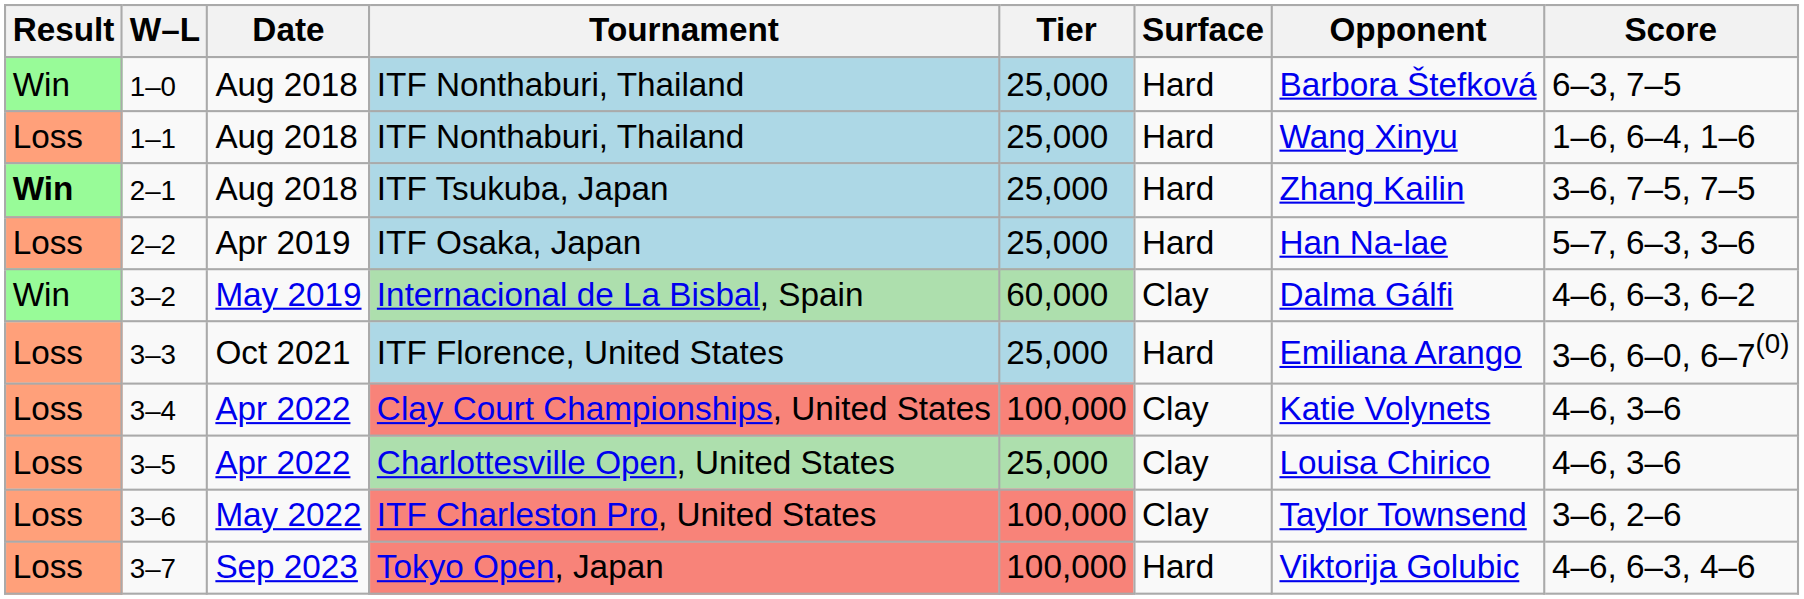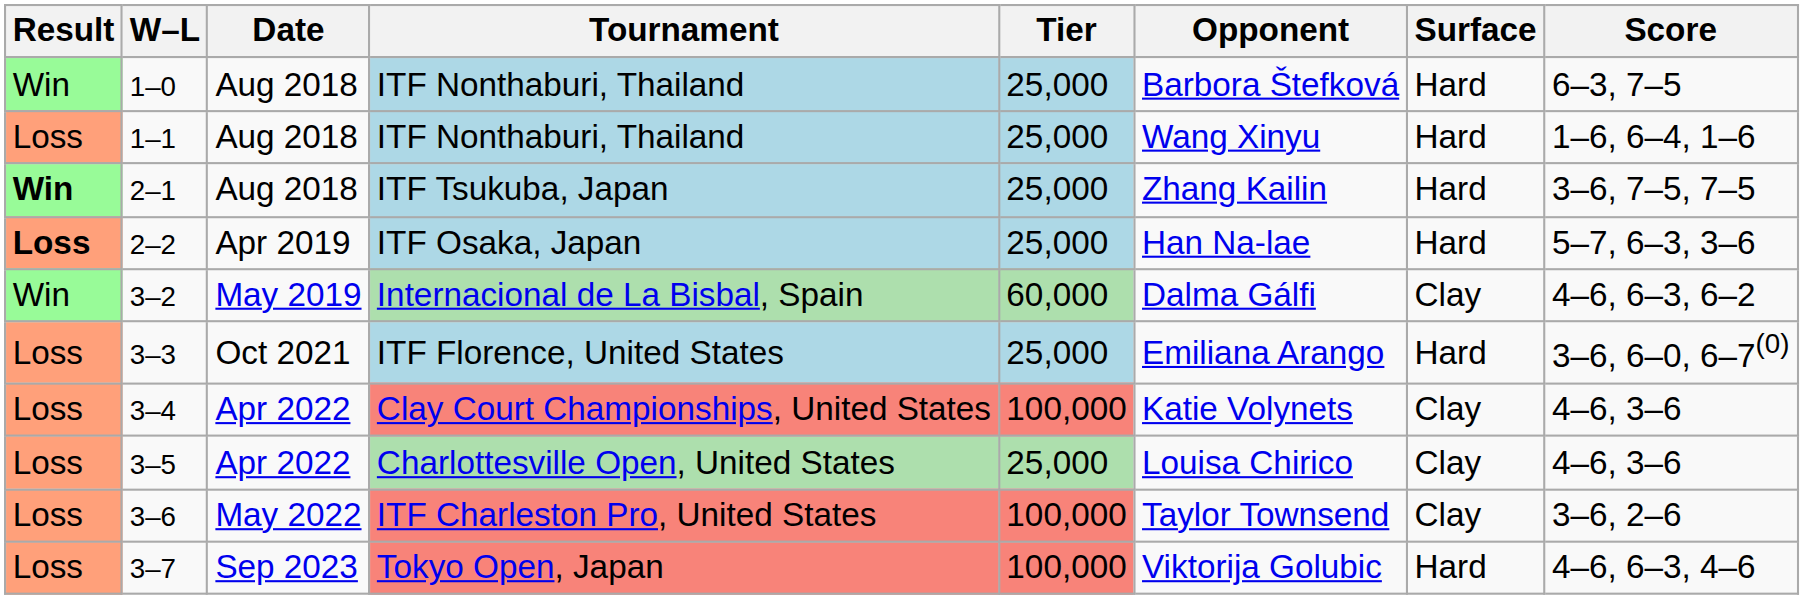columns swapped: (1203, 30) <-> (1408, 30)
(48, 242) normal -> (52, 242) bold
